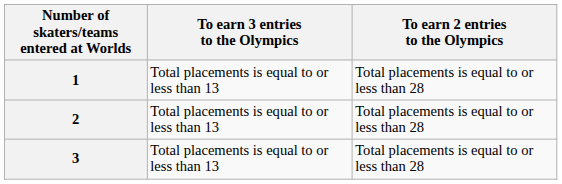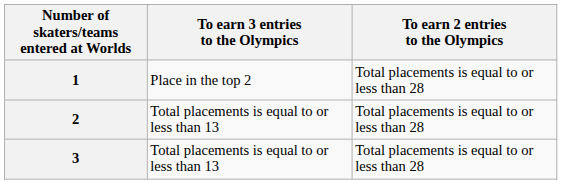(239, 80) Total placements is equal to or less than 13 -> (201, 80) Place in the top 2
